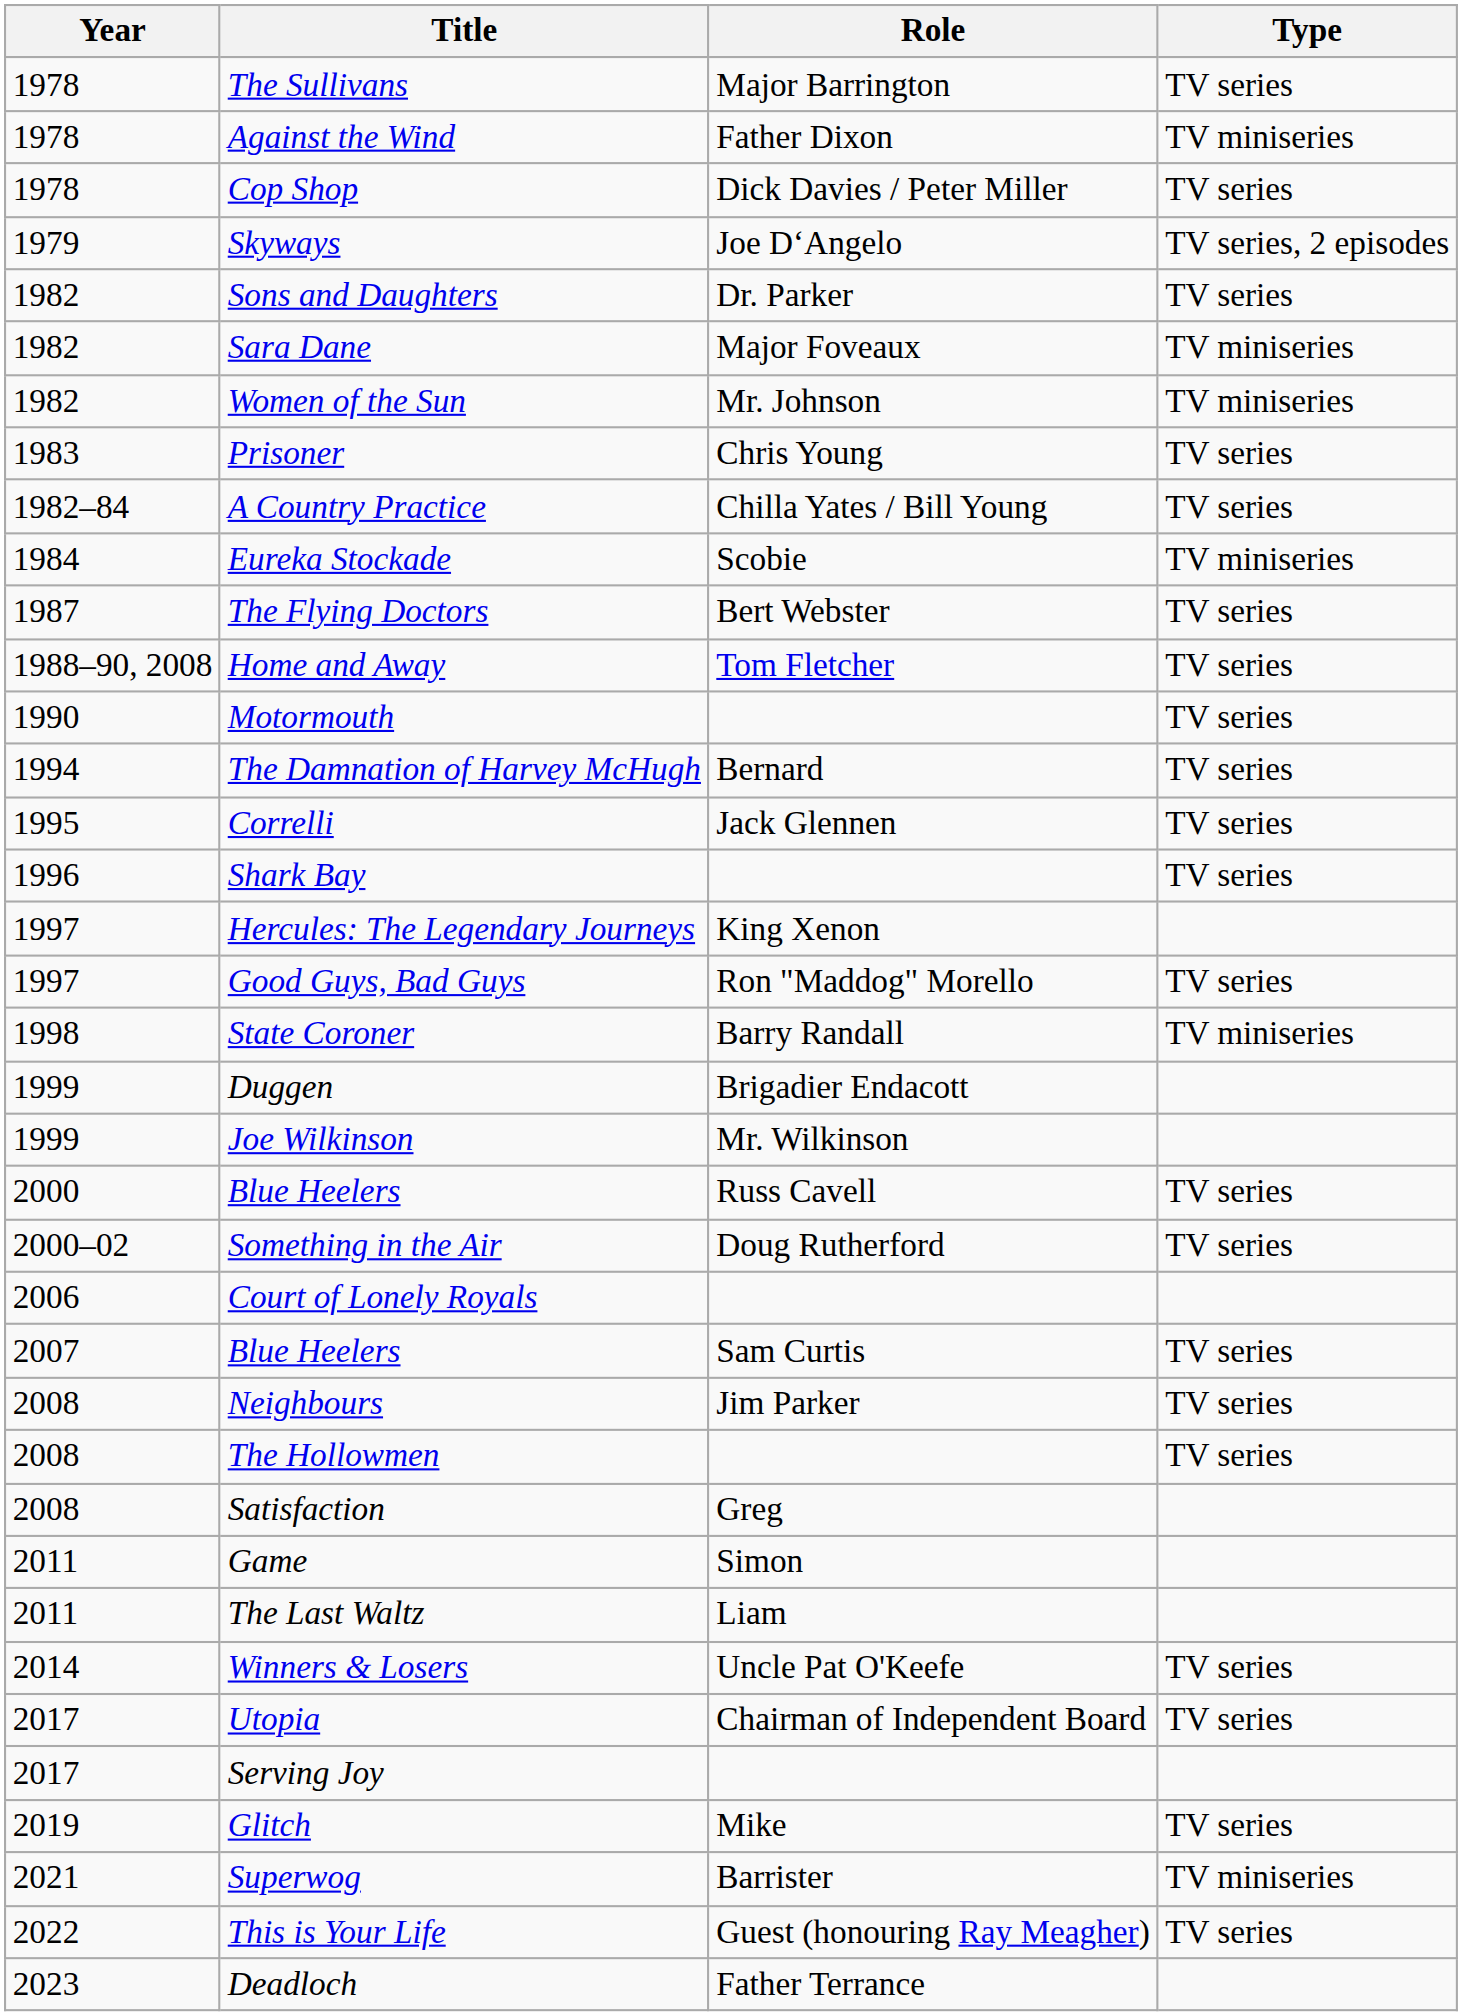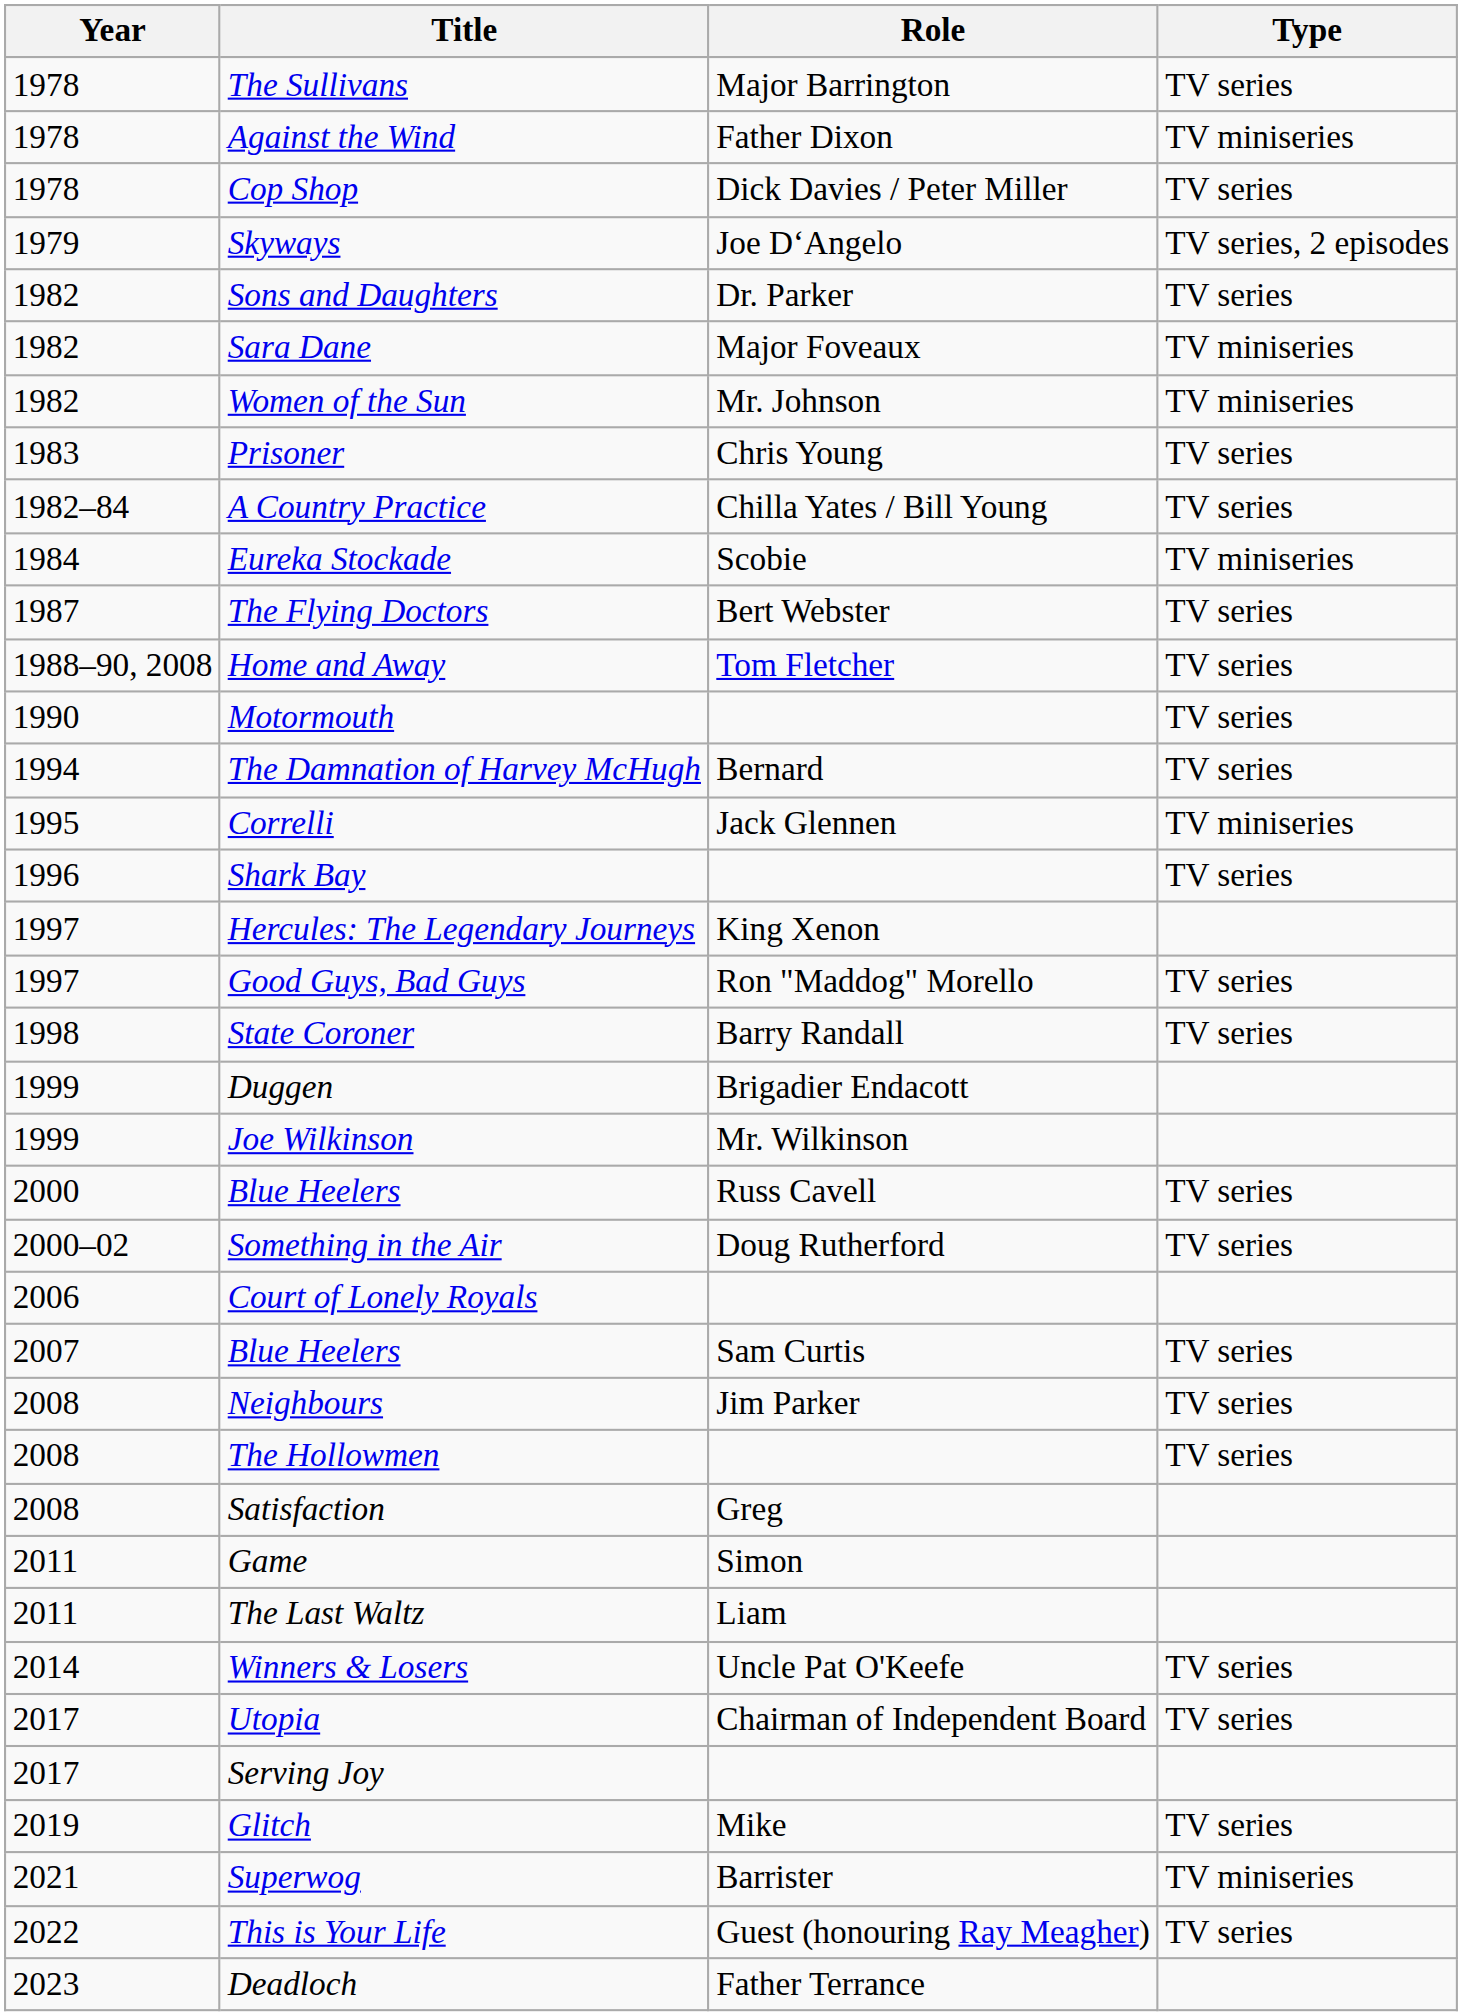(1229, 822) TV series -> (1260, 822) TV miniseries
(1260, 1033) TV miniseries -> (1229, 1033) TV series
